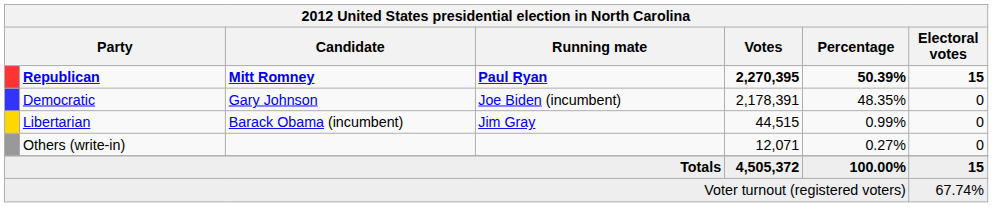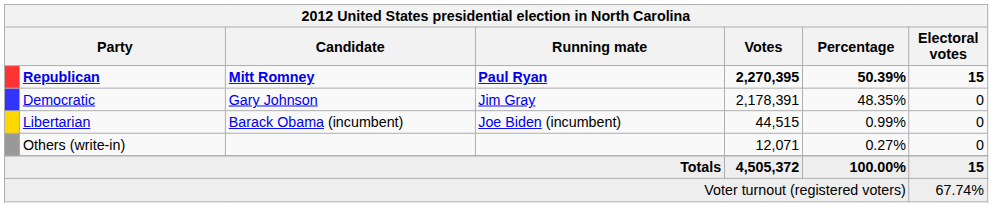(550, 100) Joe Biden (incumbent) -> (507, 100) Jim Gray
(507, 122) Jim Gray -> (550, 122) Joe Biden (incumbent)
